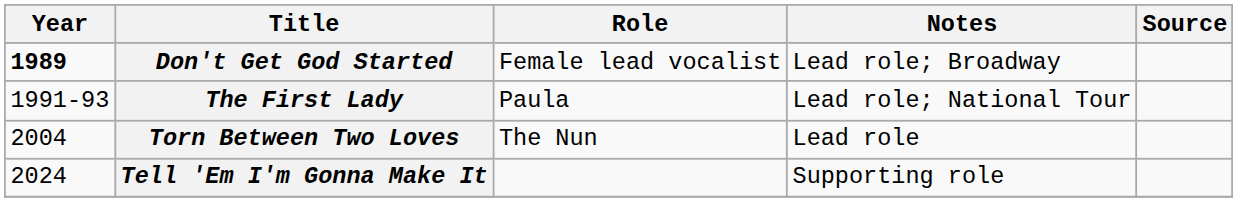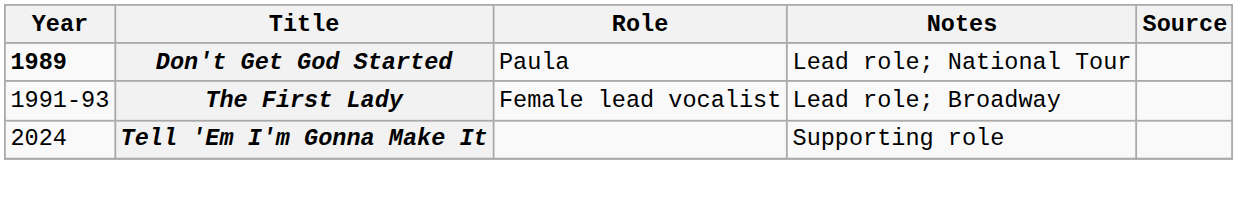(640, 62) Female lead vocalist -> (534, 62) Paula
(927, 62) Lead role; Broadway -> (962, 62) Lead role; National Tour
(534, 101) Paula -> (640, 101) Female lead vocalist
(962, 101) Lead role; National Tour -> (927, 101) Lead role; Broadway
- row: (304, 139)
